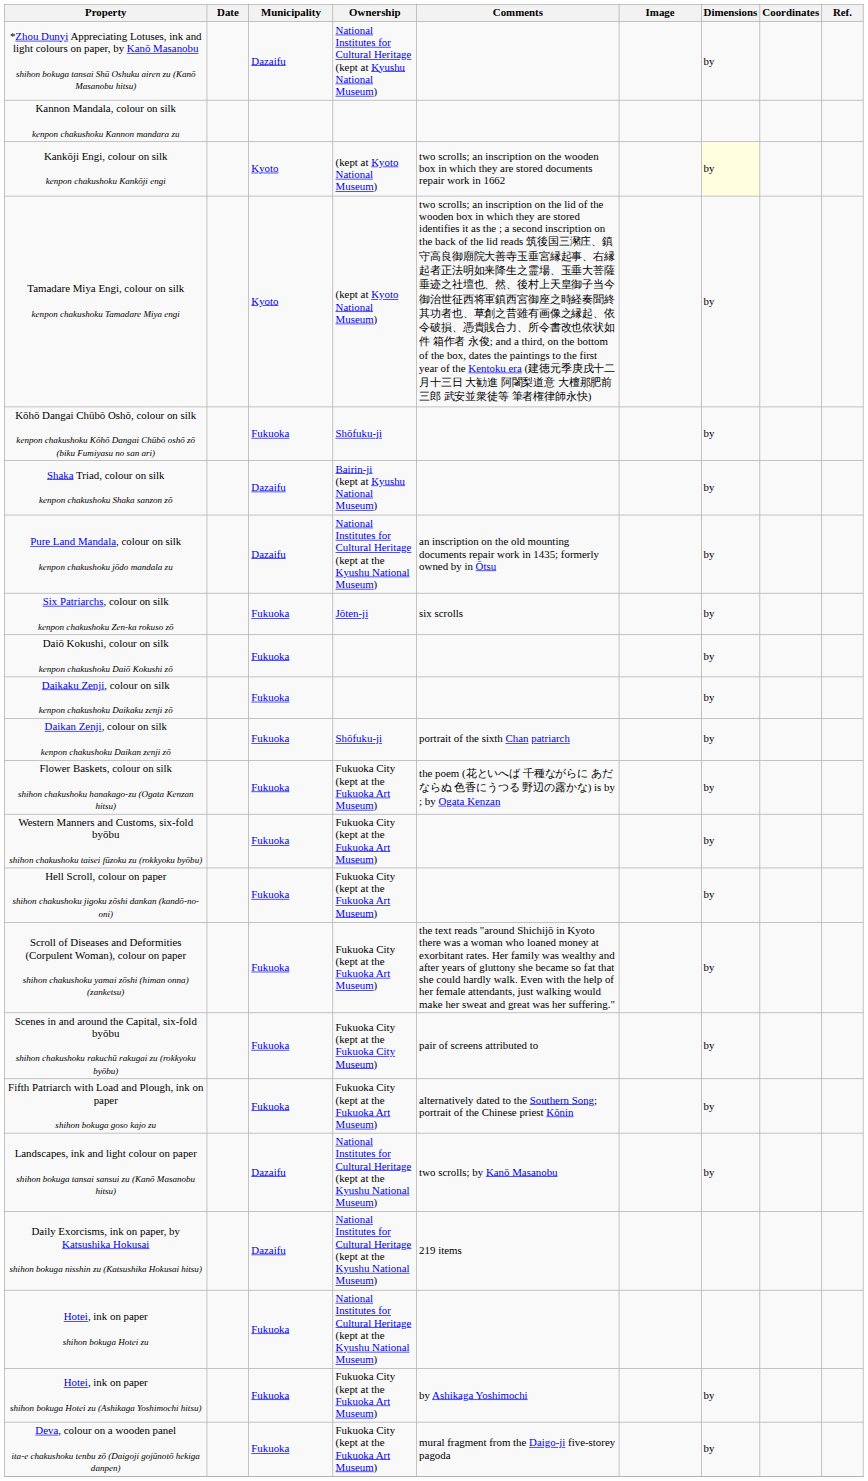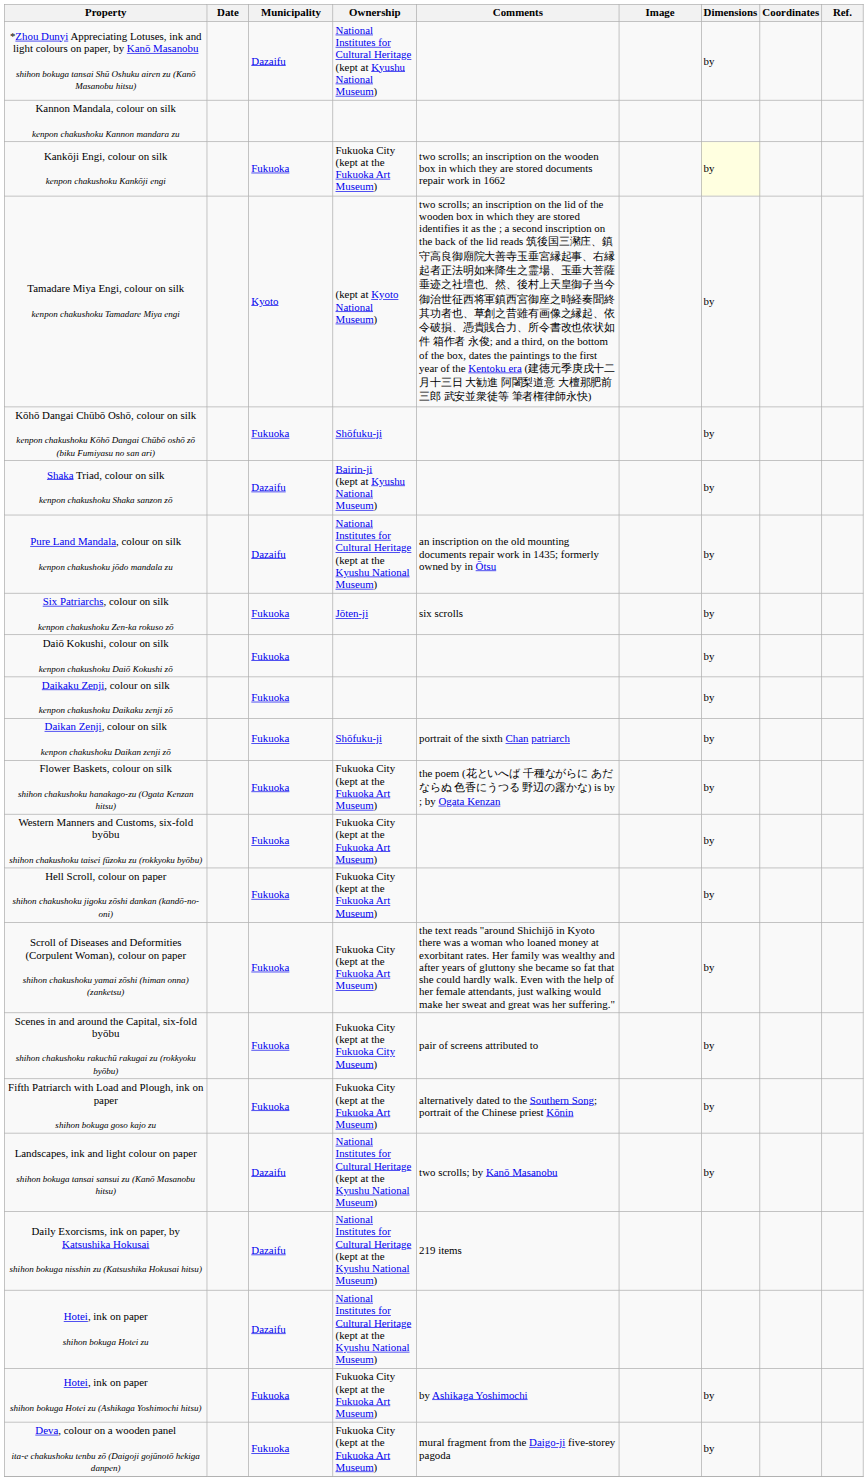(265, 168) Kyoto -> (270, 168) Fukuoka
(367, 175) (kept at Kyoto National Museum) -> (365, 168) Fukuoka City (kept at the Fukuoka Art Museum)
(270, 1329) Fukuoka -> (269, 1329) Dazaifu
